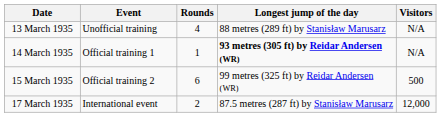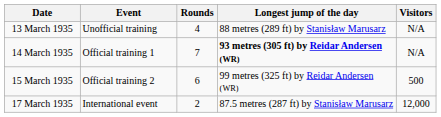(197, 52) 1 -> (197, 52) 7
